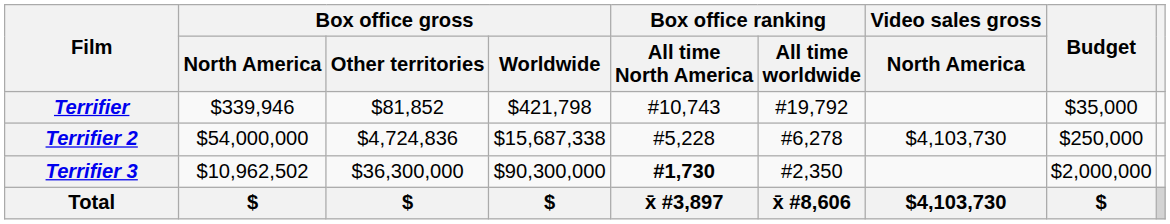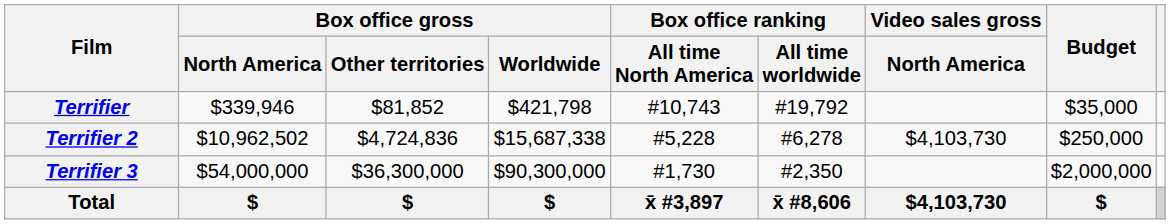(252, 139) $54,000,000 -> (252, 139) $10,962,502
(252, 171) $10,962,502 -> (252, 171) $54,000,000
(684, 171) bold -> (684, 171) normal
